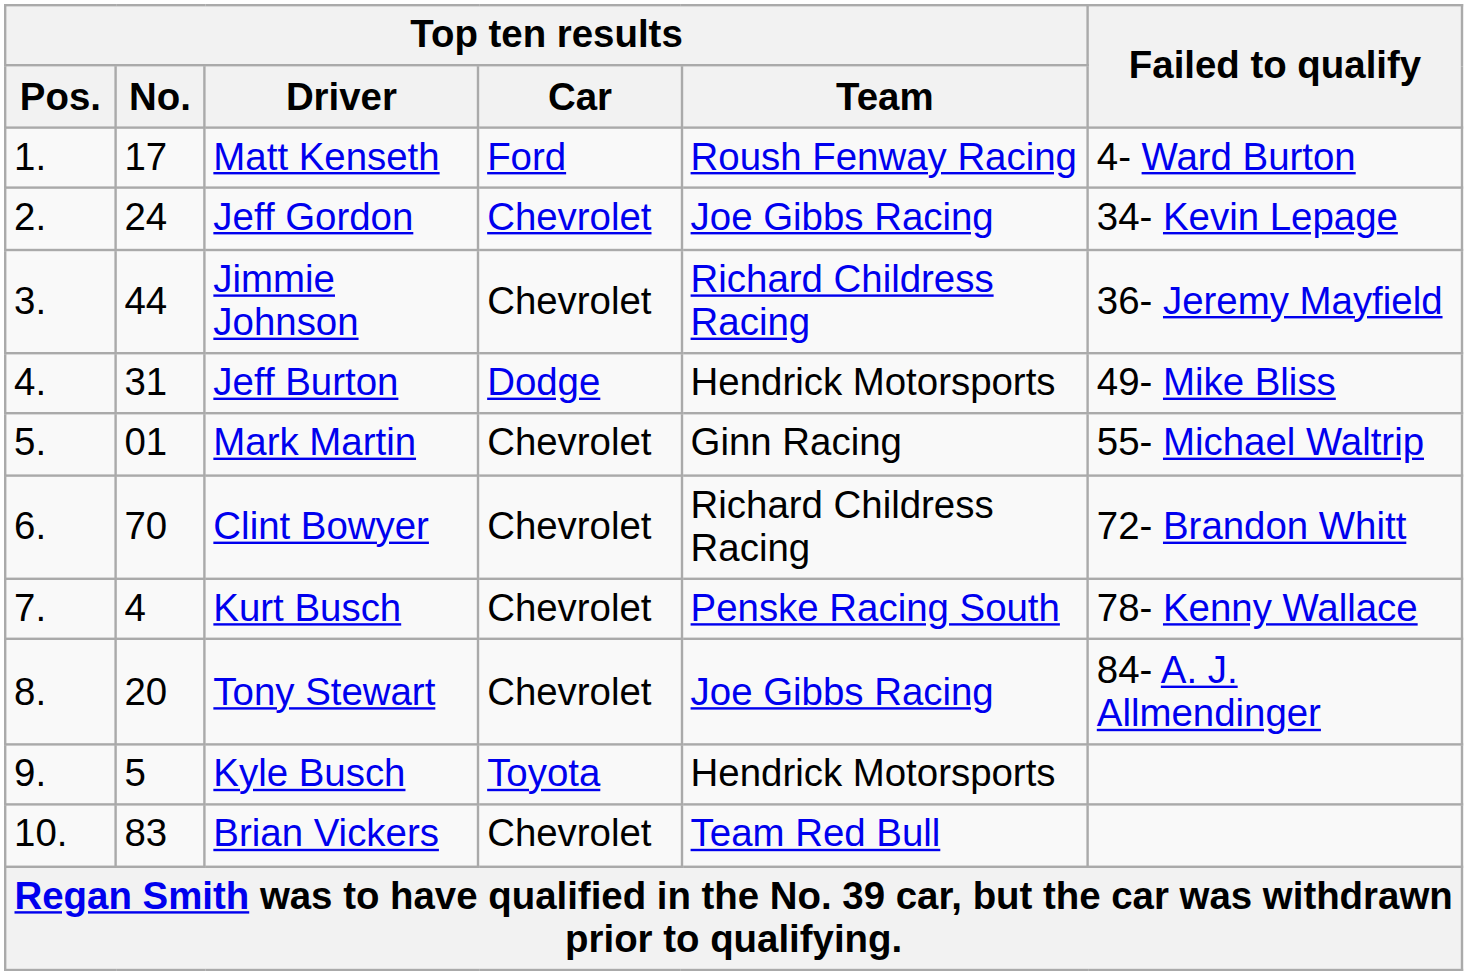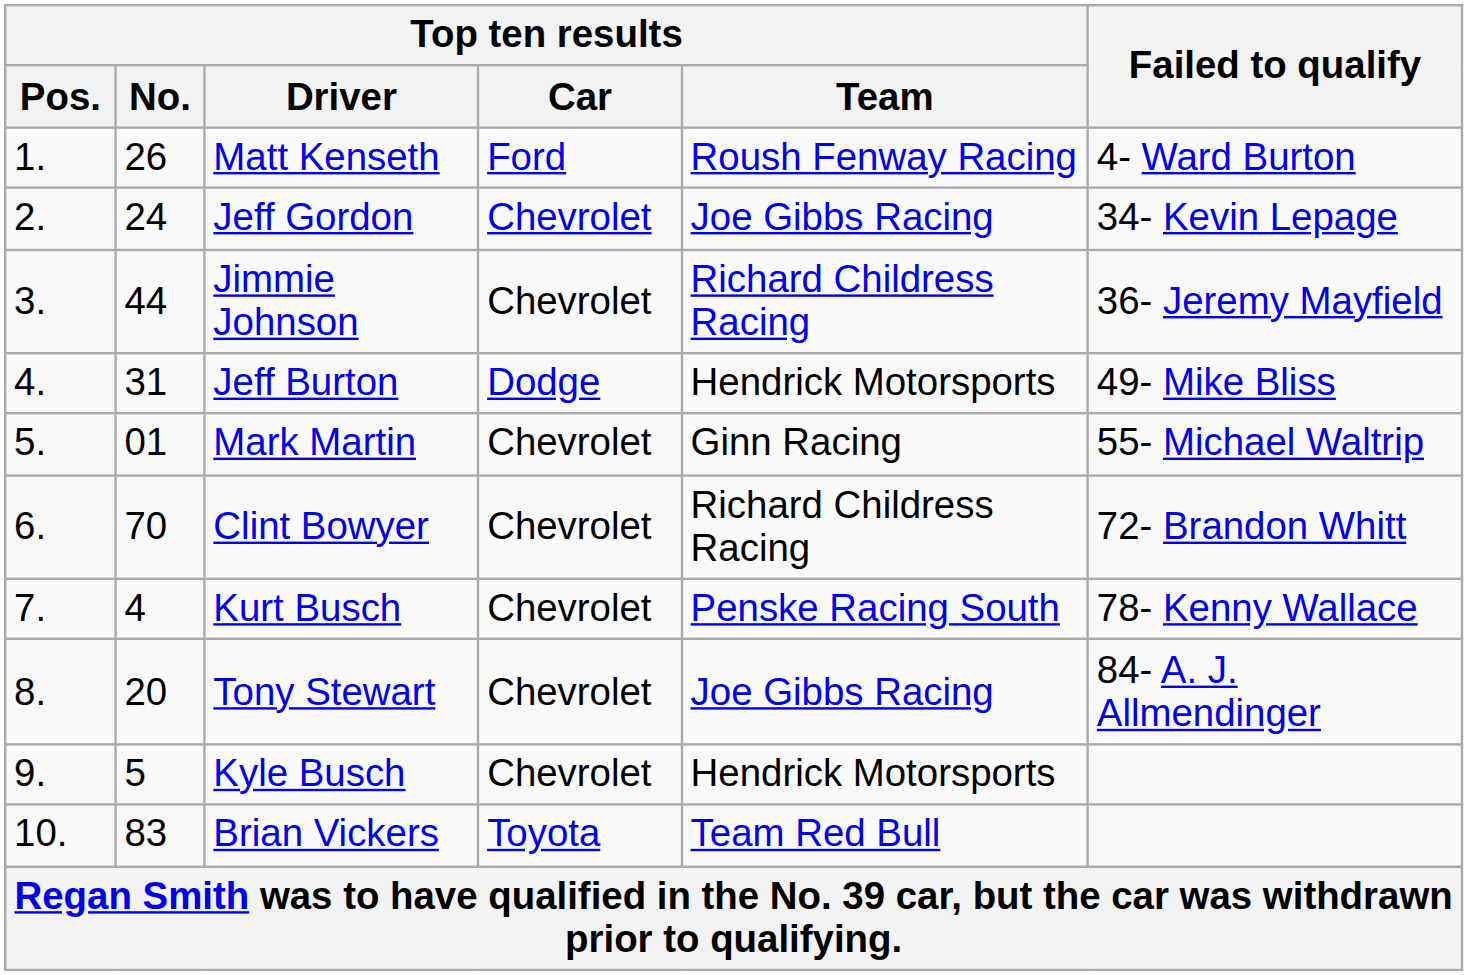(146, 156) 17 -> (146, 156) 26
(544, 773) Toyota -> (569, 773) Chevrolet
(569, 834) Chevrolet -> (544, 834) Toyota
